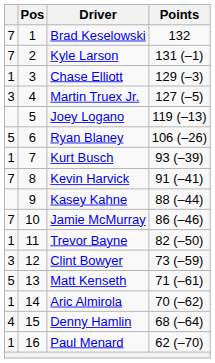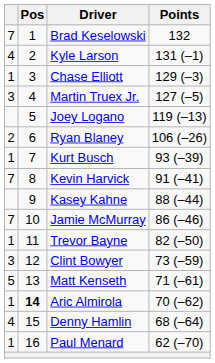(11, 56) 7 -> (11, 56) 4
(11, 138) 5 -> (11, 138) 2
(32, 301) normal -> (32, 301) bold
